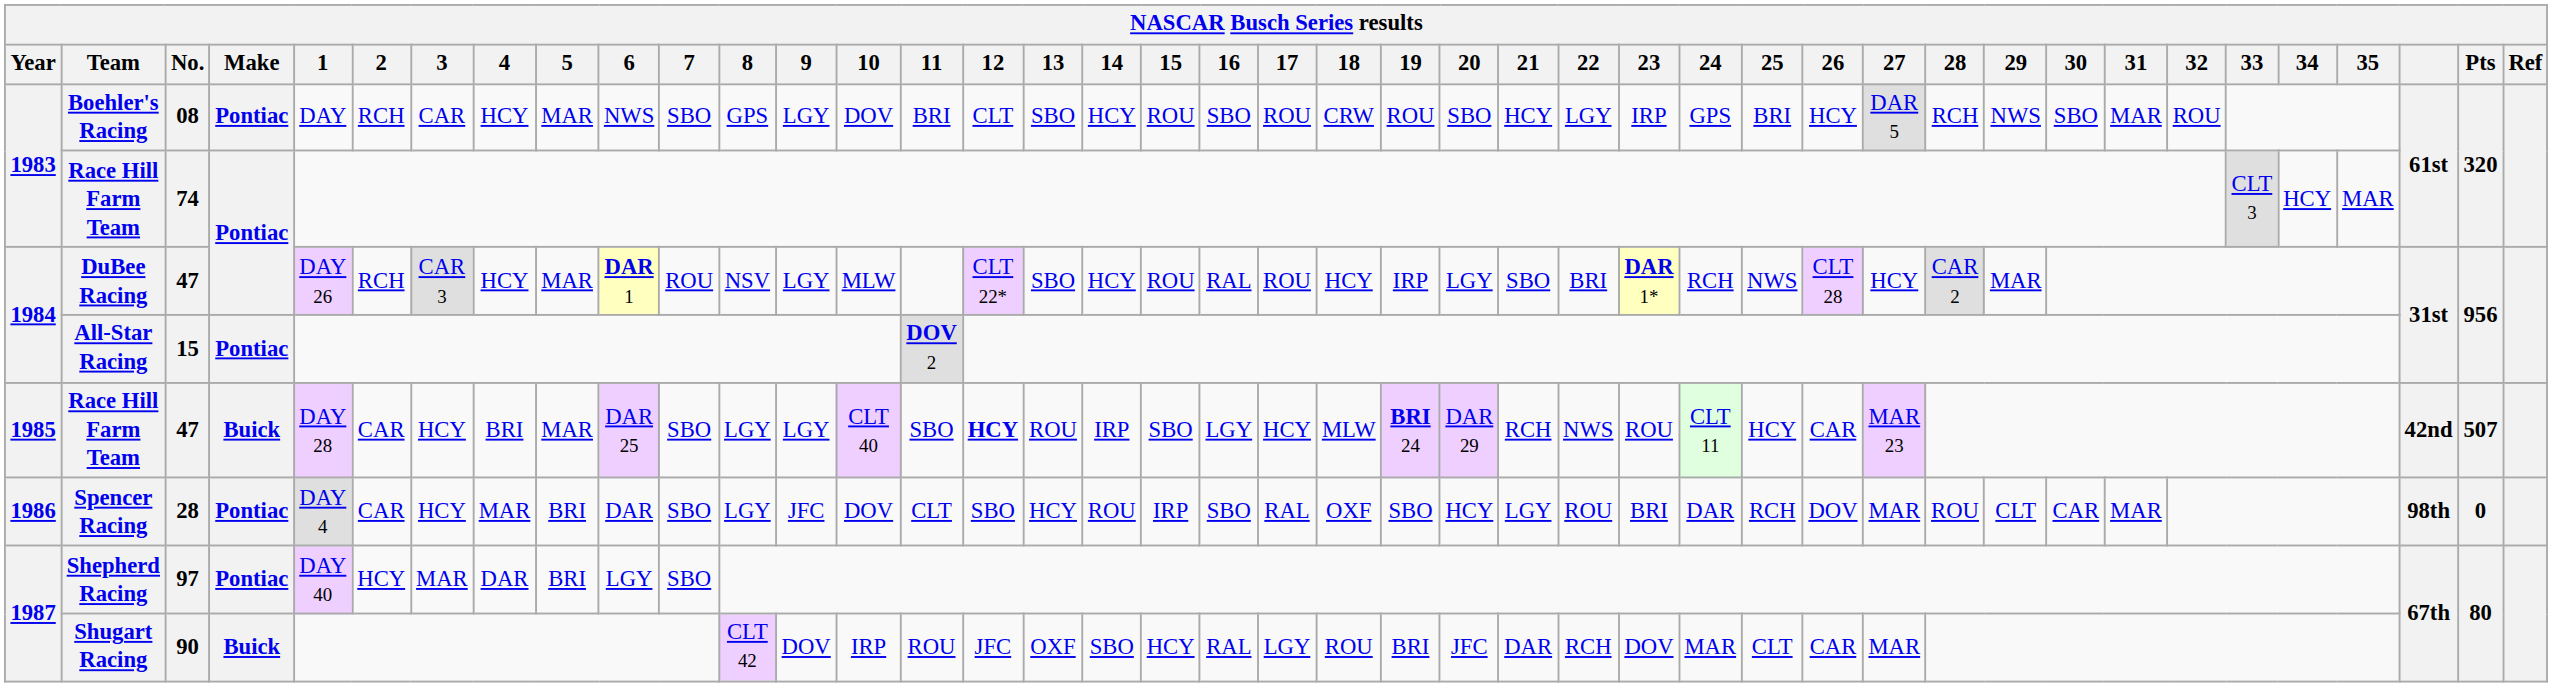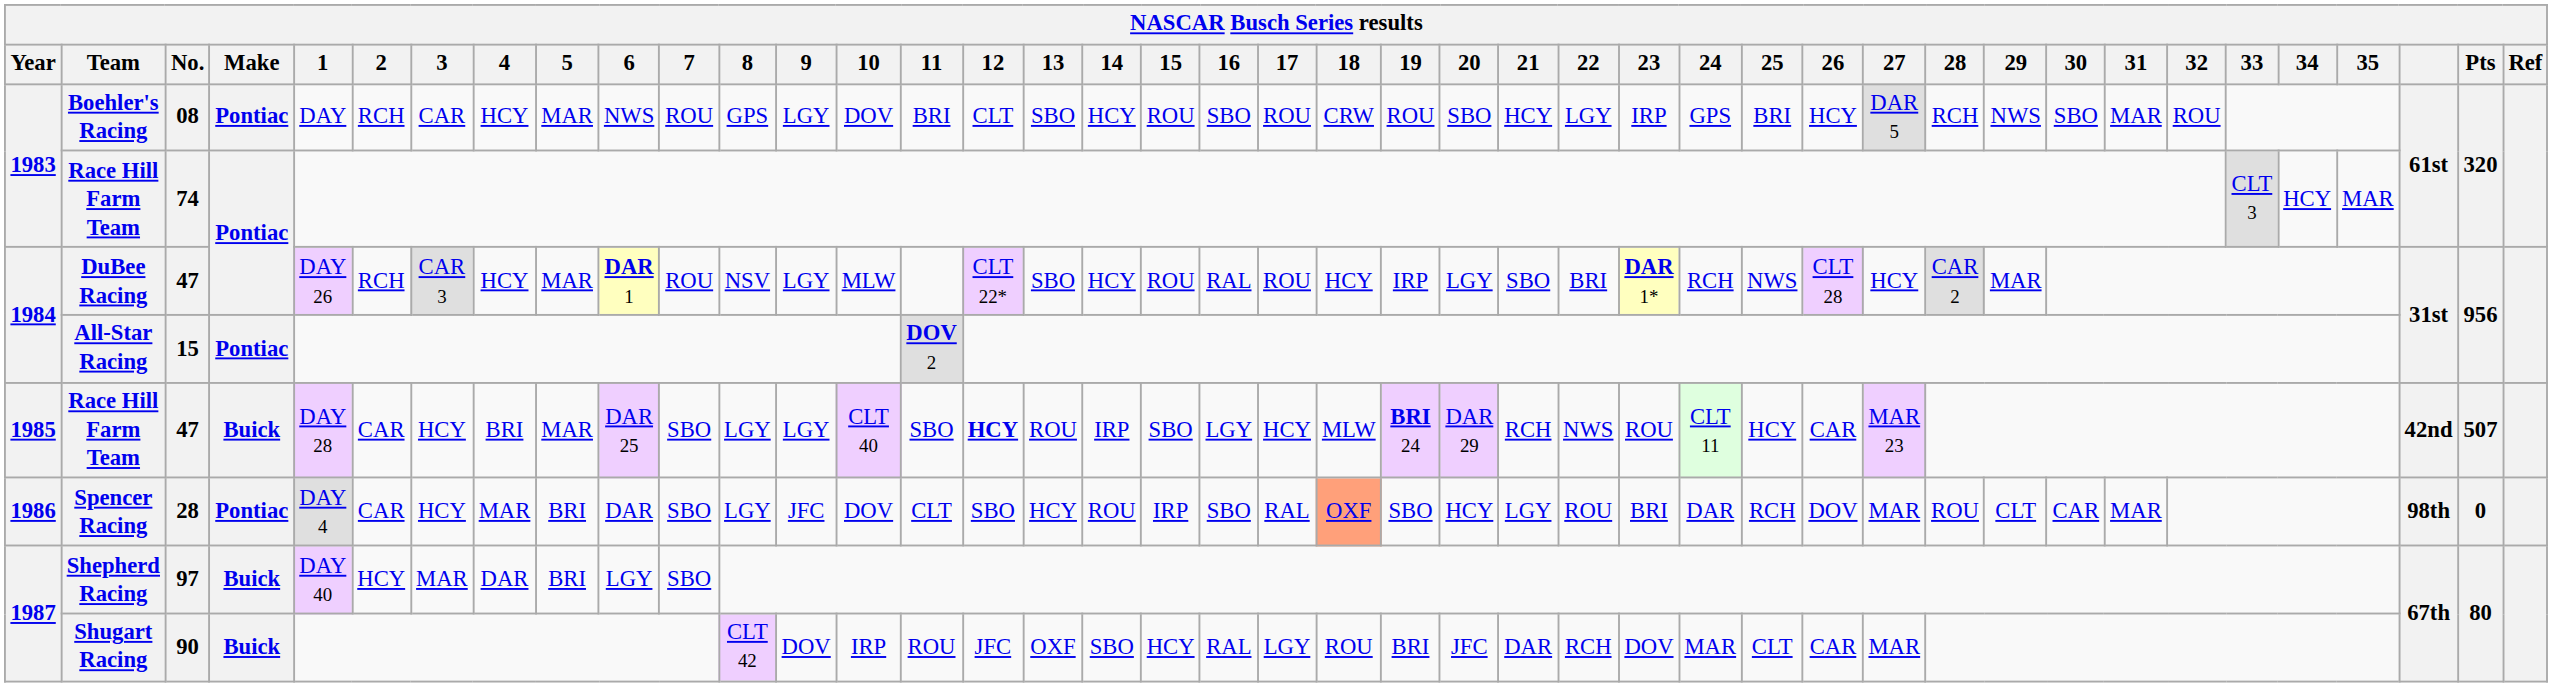(689, 116) SBO -> (689, 116) ROU
(1349, 511) no background -> (1349, 511) lightsalmon background
(252, 579) Pontiac -> (252, 579) Buick
